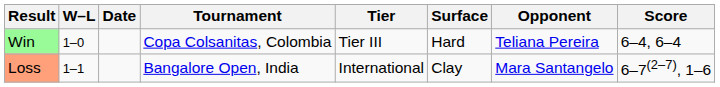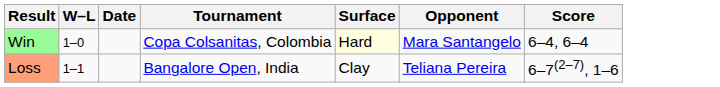- column: (381, 16)
(448, 41) no background -> (355, 41) lightyellow background
(547, 41) Teliana Pereira -> (462, 41) Mara Santangelo
(554, 68) Mara Santangelo -> (454, 68) Teliana Pereira
